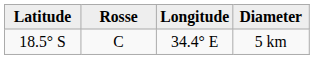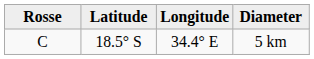columns swapped: (119, 16) <-> (43, 16)
